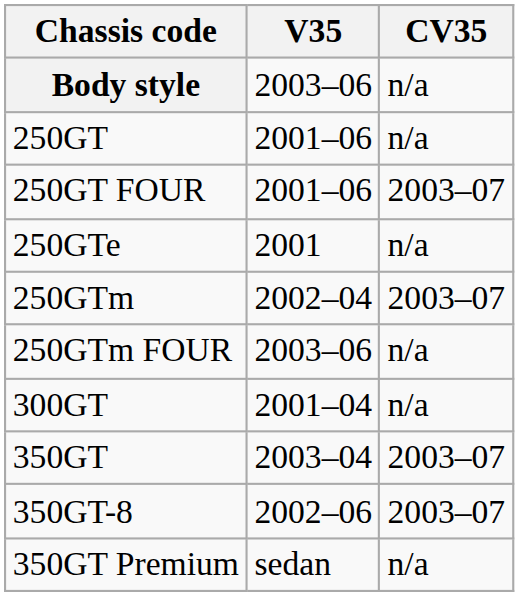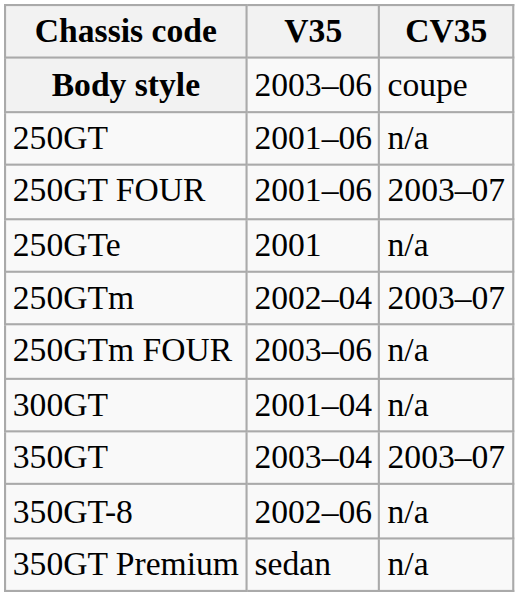(408, 84) n/a -> (428, 84) coupe
(446, 510) 2003–07 -> (408, 510) n/a
